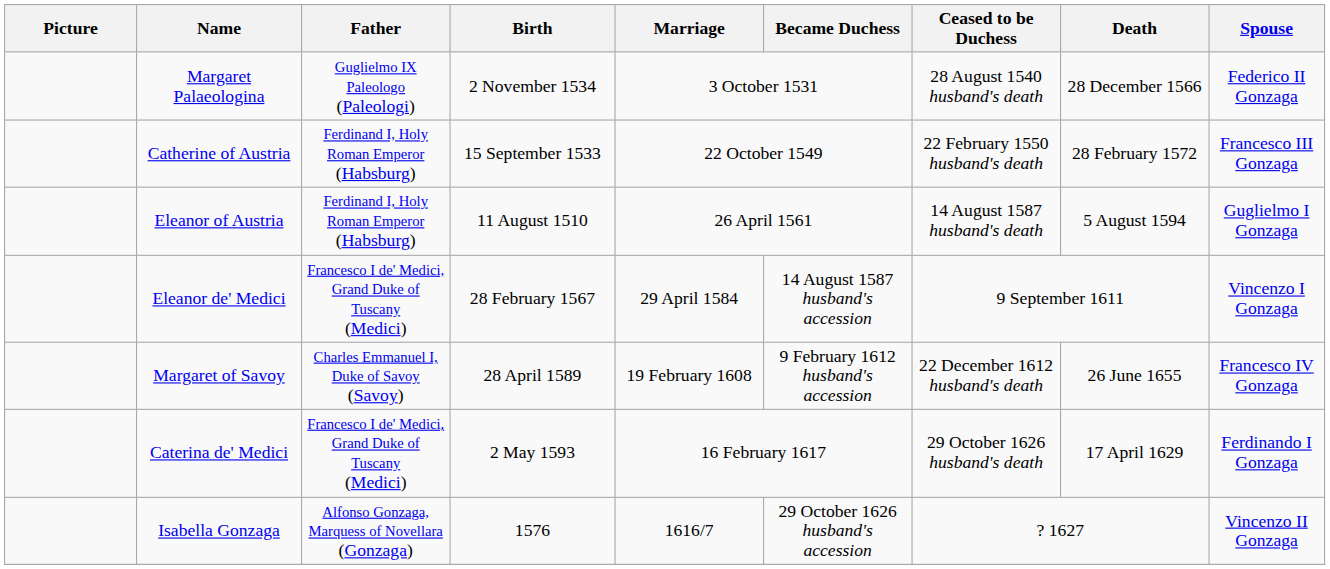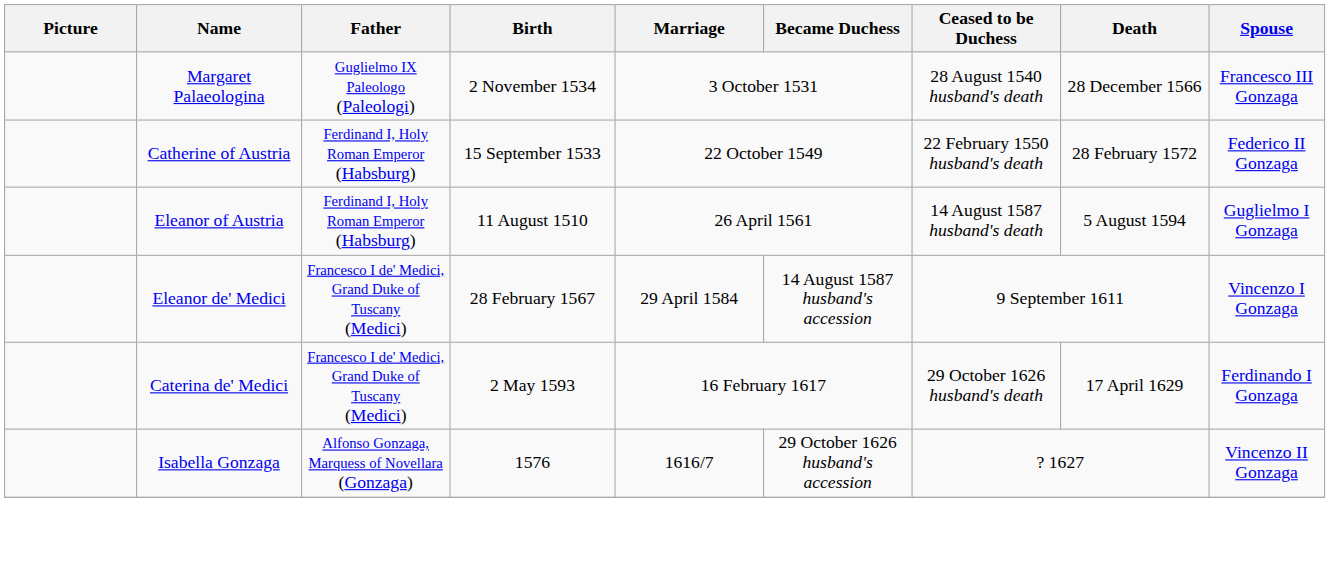(1267, 85) Federico II Gonzaga -> (1267, 85) Francesco III Gonzaga
(1267, 153) Francesco III Gonzaga -> (1267, 153) Federico II Gonzaga
- row: (219, 375)
